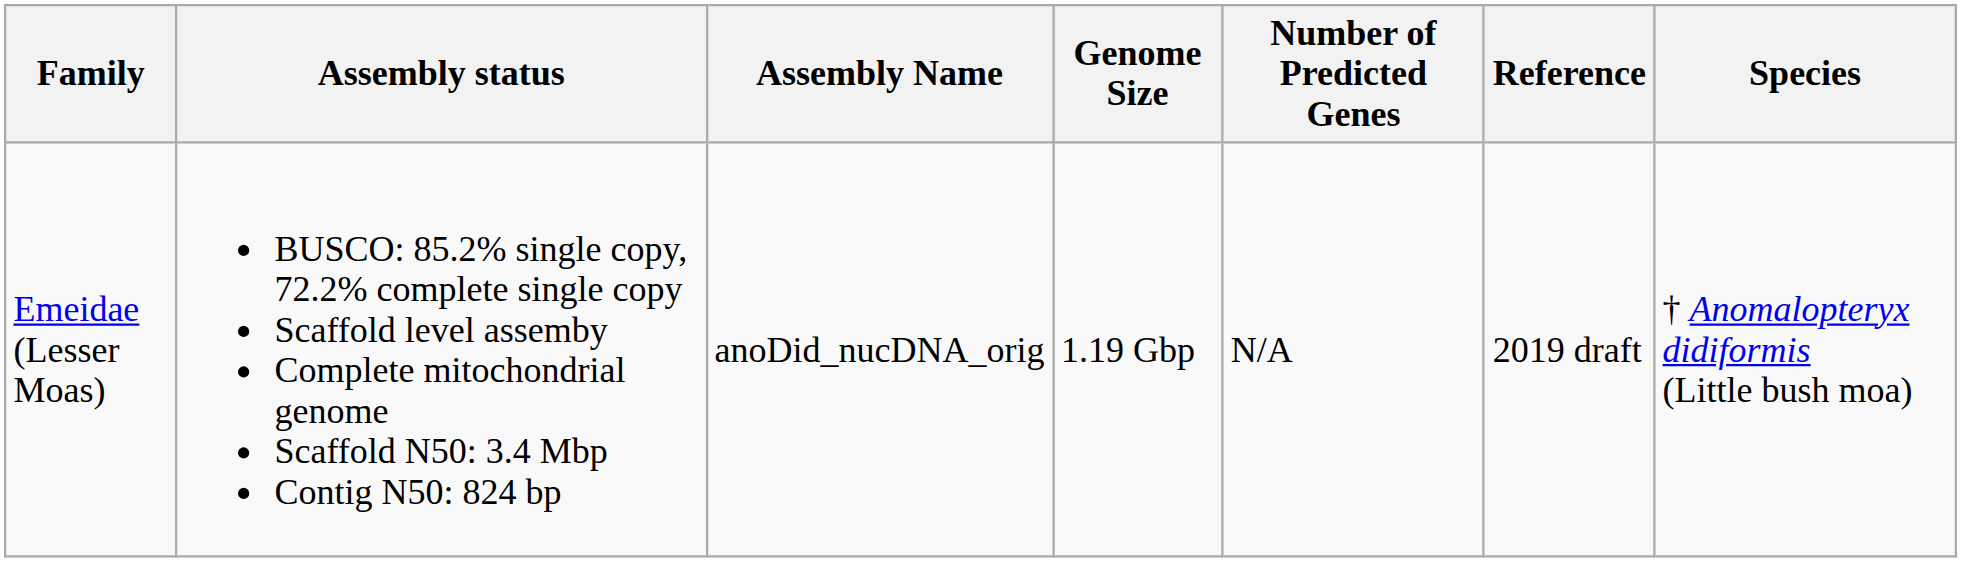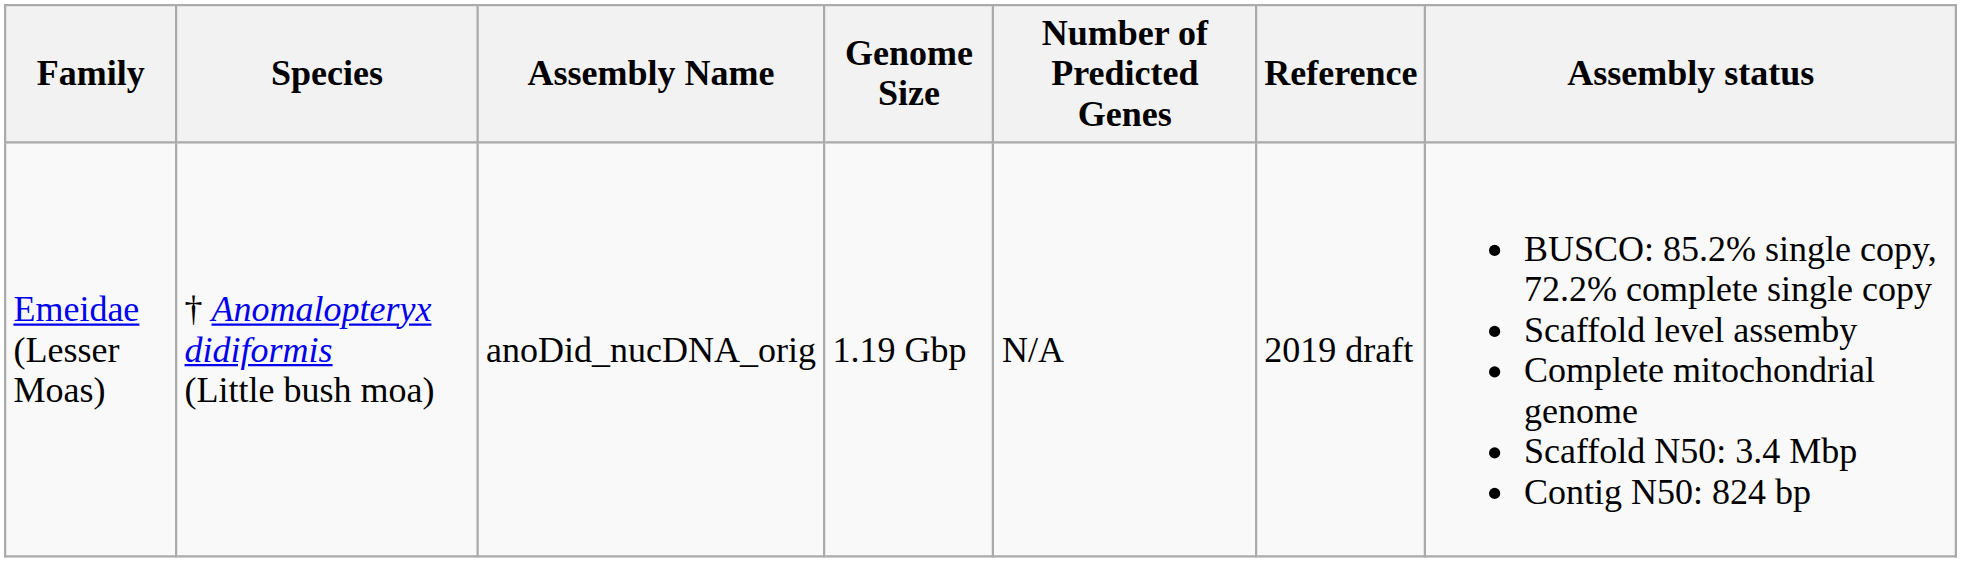columns swapped: (1805, 73) <-> (441, 73)
